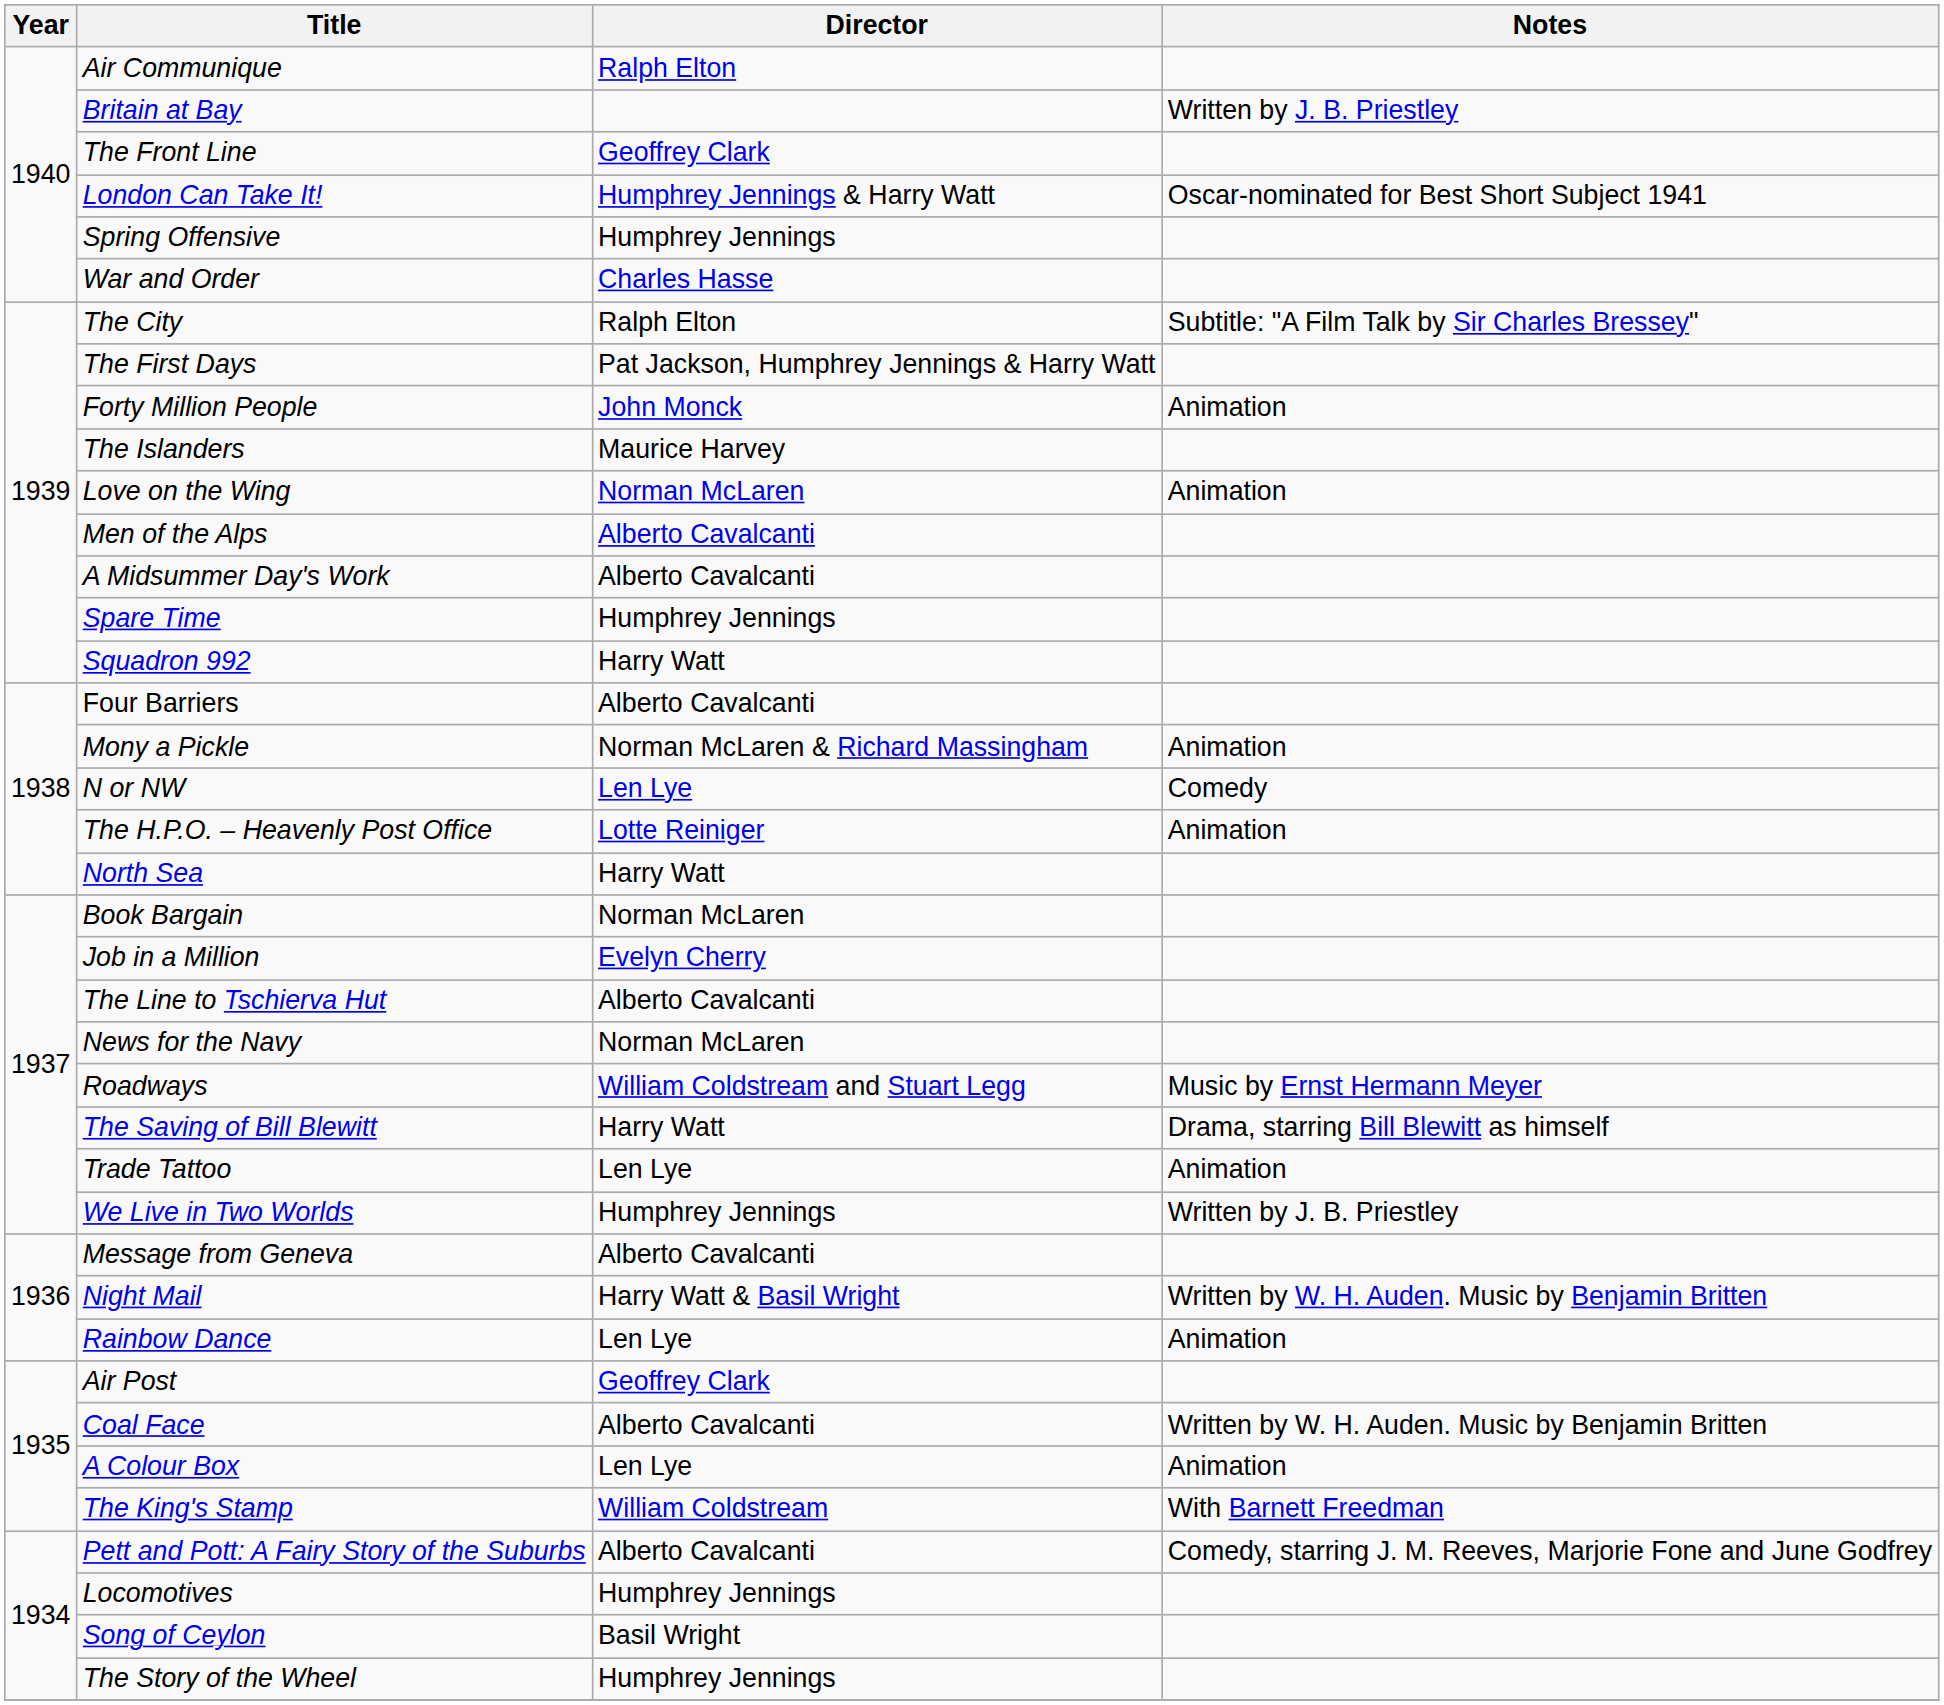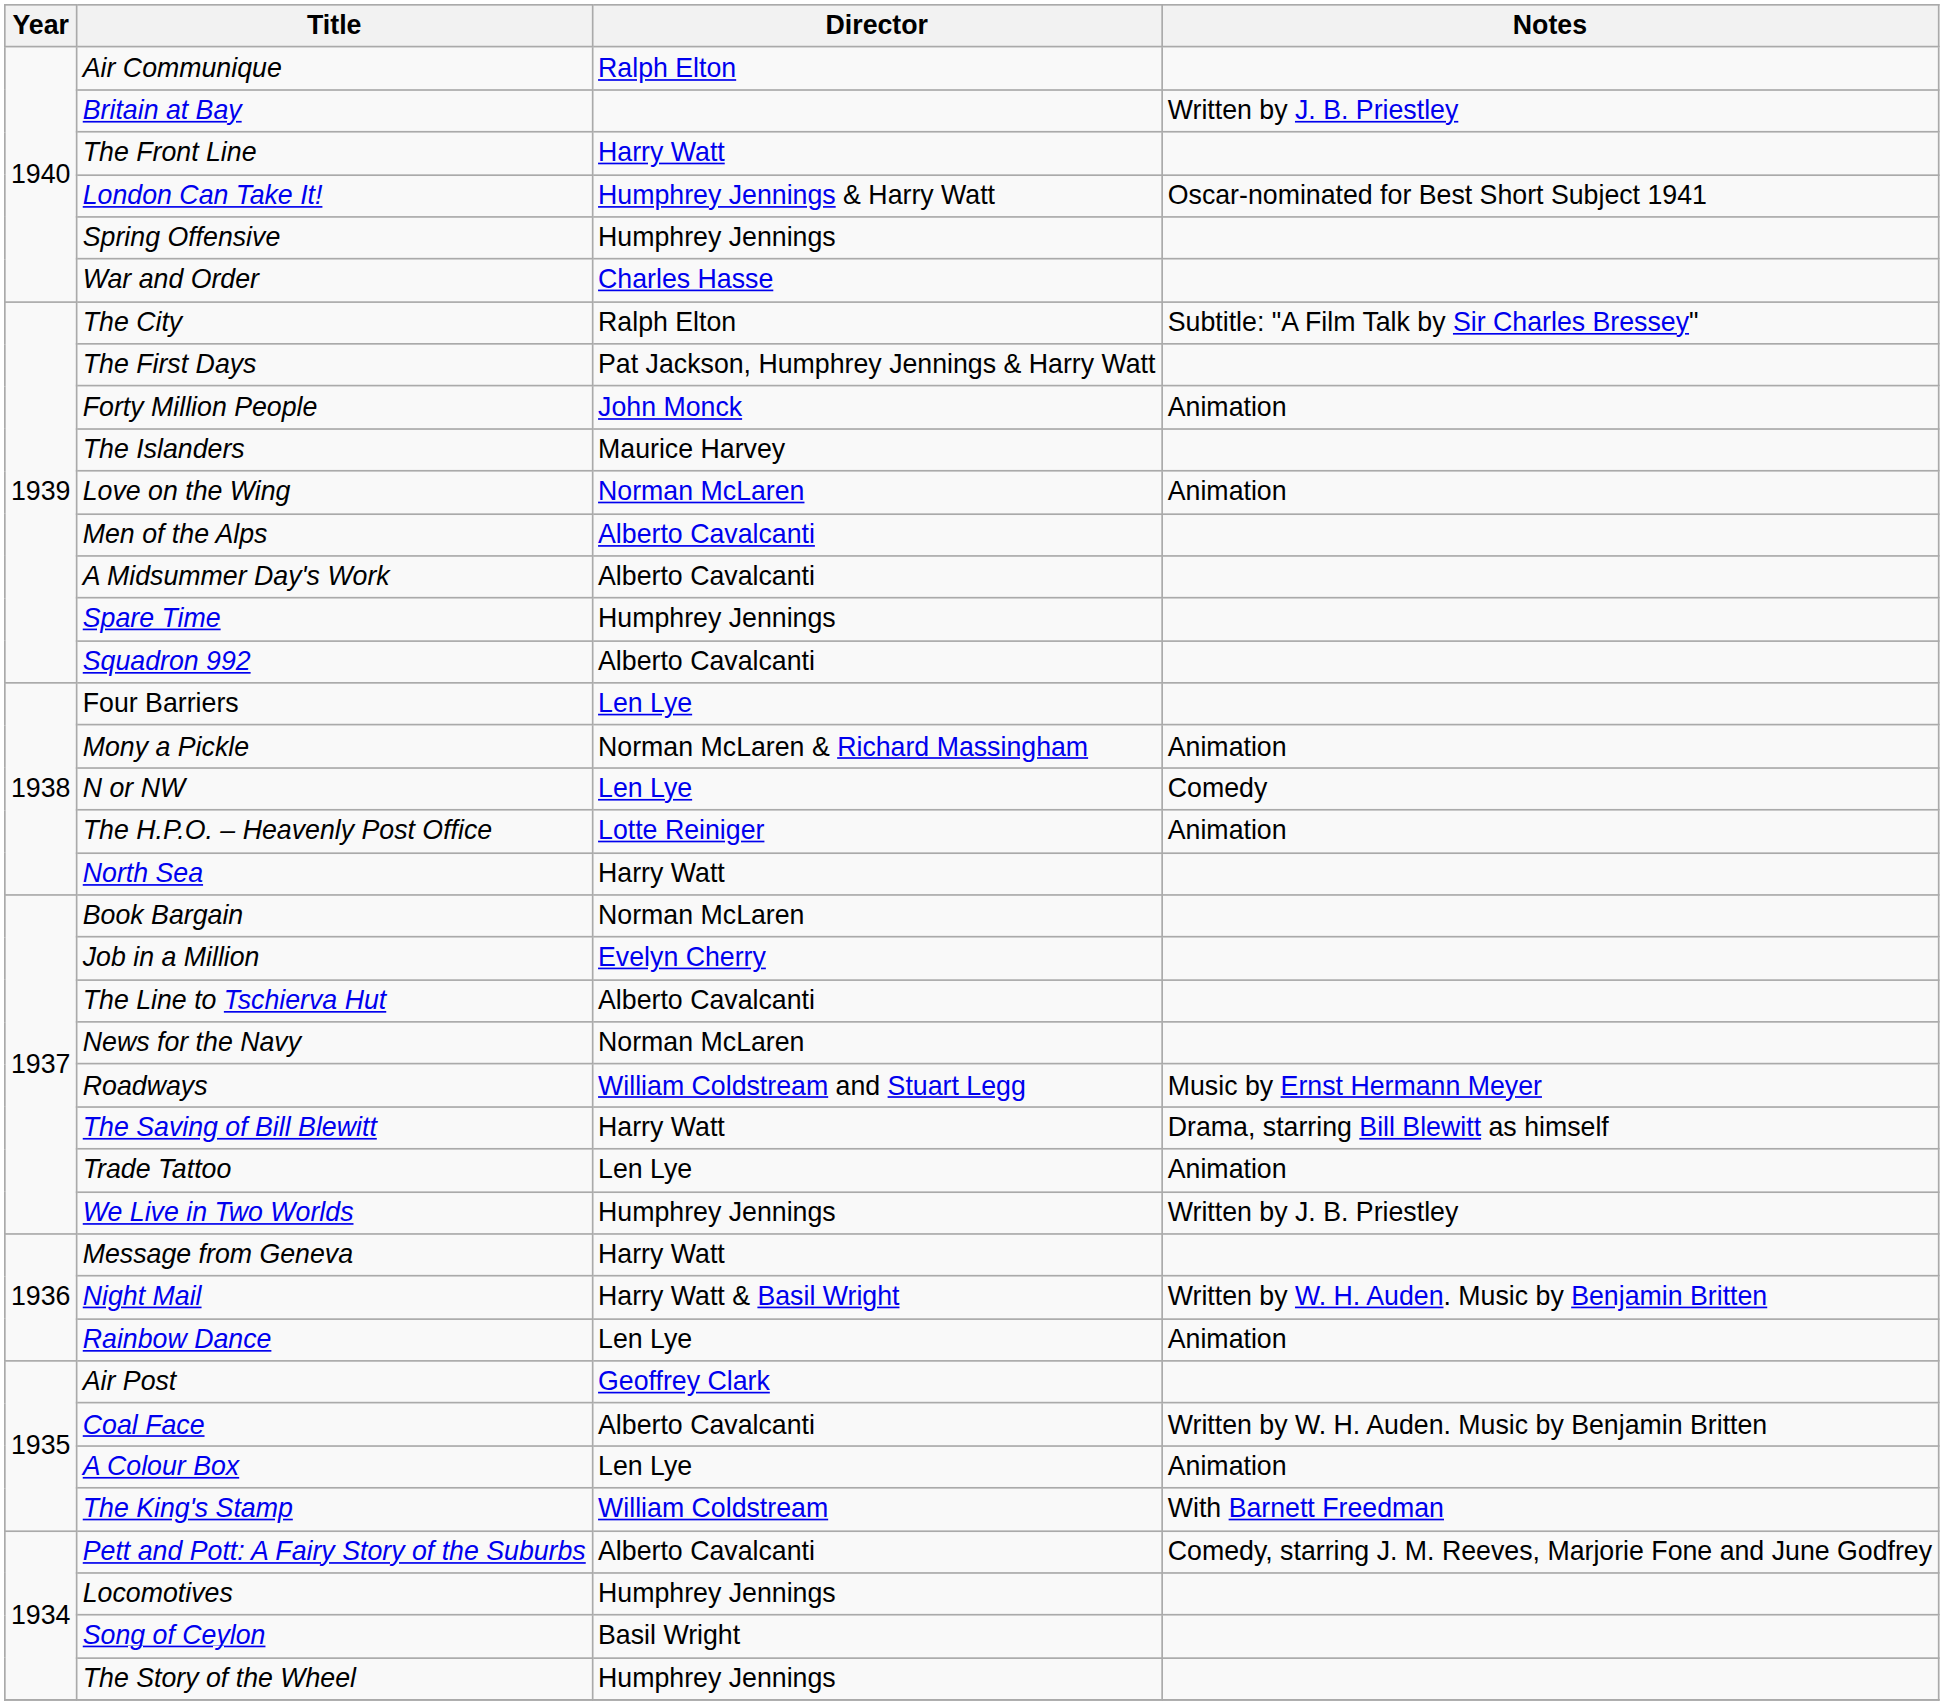(684, 152) Geoffrey Clark -> (661, 152) Harry Watt
(661, 661) Harry Watt -> (706, 661) Alberto Cavalcanti
(706, 703) Alberto Cavalcanti -> (645, 703) Len Lye
(706, 1254) Alberto Cavalcanti -> (661, 1254) Harry Watt
